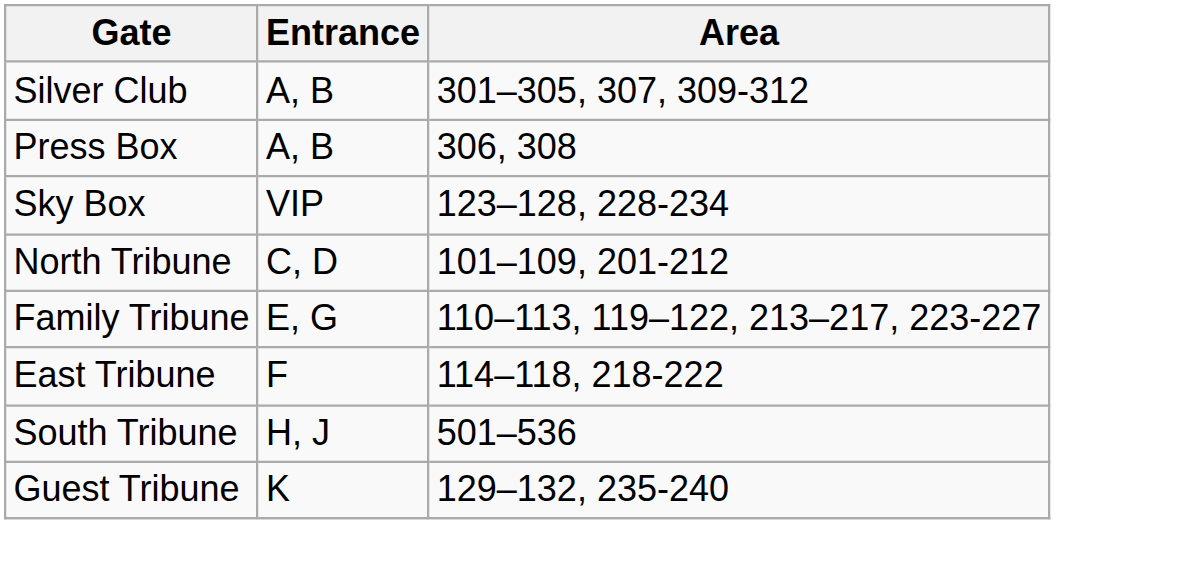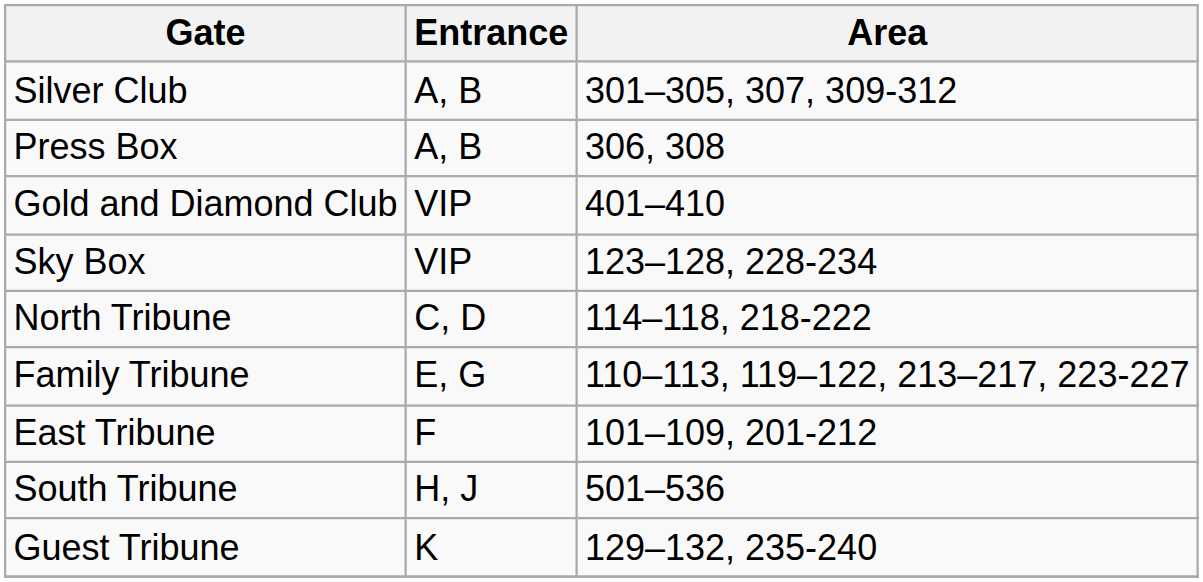+ row: (206, 204)
(583, 261) 101–109, 201-212 -> (728, 318) 114–118, 218-222
(580, 375) 114–118, 218-222 -> (731, 432) 101–109, 201-212
